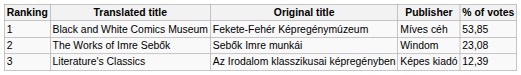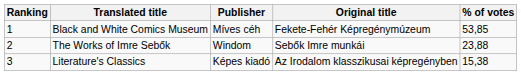columns swapped: (304, 12) <-> (429, 12)
(475, 45) 23,08 -> (475, 45) 23,88
(475, 62) 12,39 -> (475, 62) 15,38
